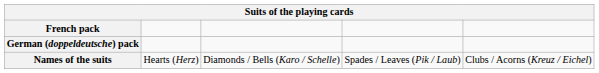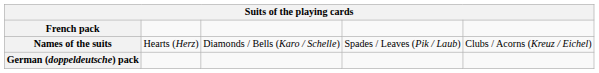rows swapped: (73, 44) <-> (73, 60)
